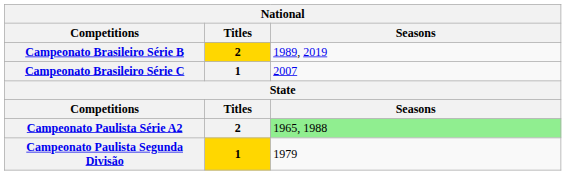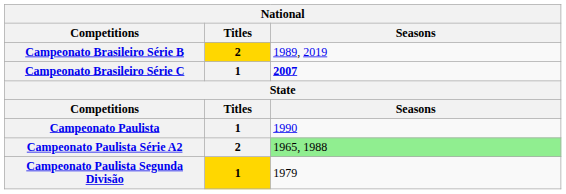(285, 71) normal -> (285, 71) bold
+ row: (105, 128)
